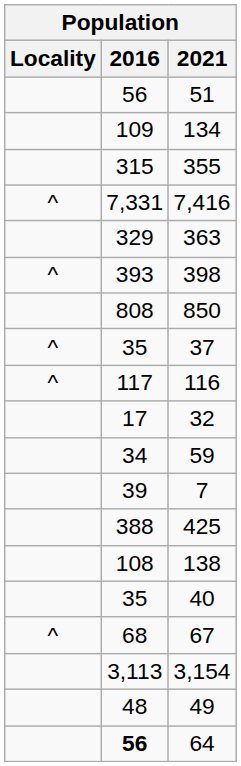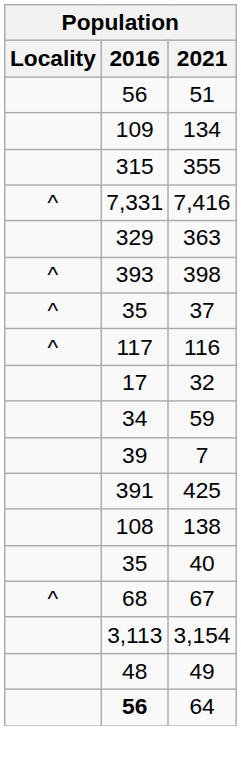- row: (202, 310)
(135, 526) 388 -> (135, 490) 391
